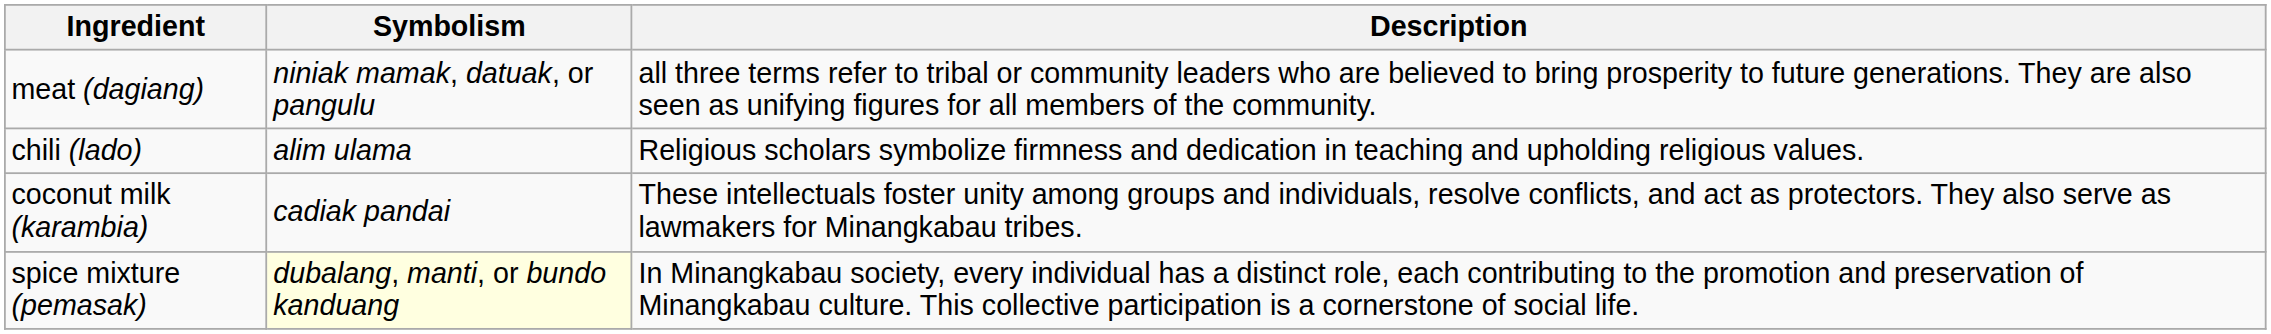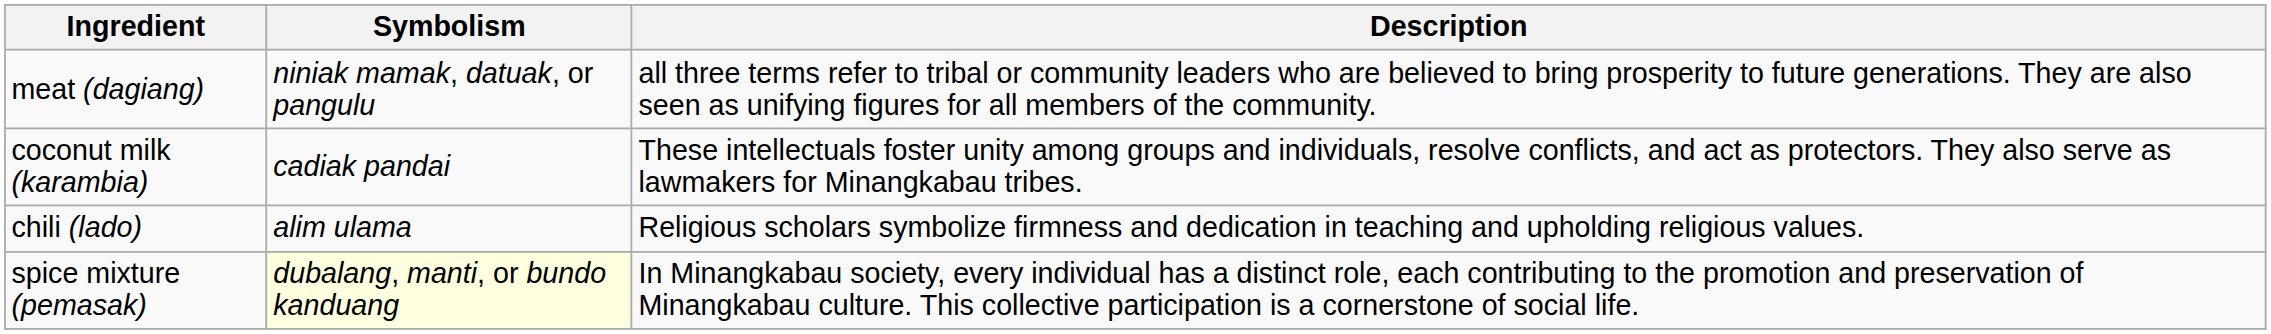rows swapped: (91, 211) <-> (77, 150)
